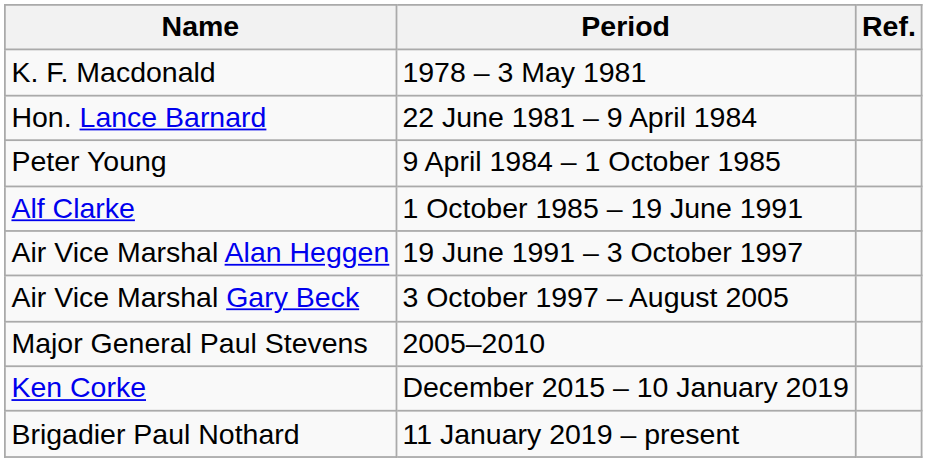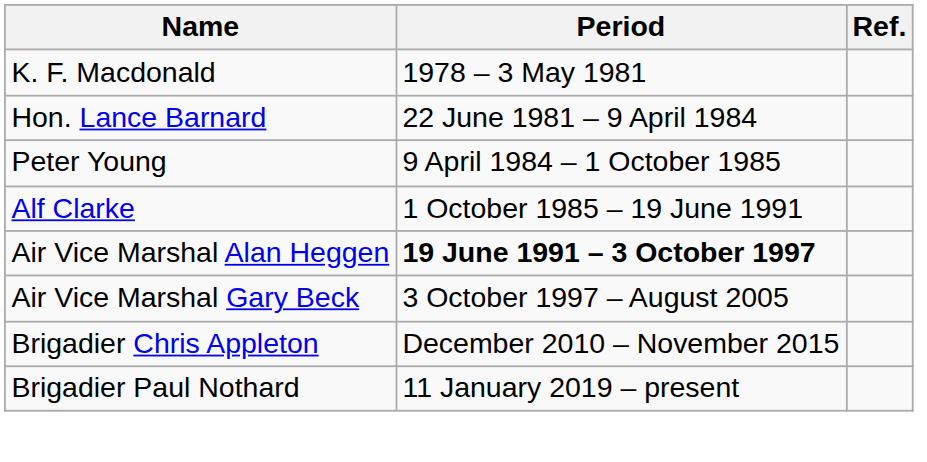(603, 252) normal -> (609, 252) bold
- row: (190, 343)
+ row: (165, 343)
- row: (79, 388)
